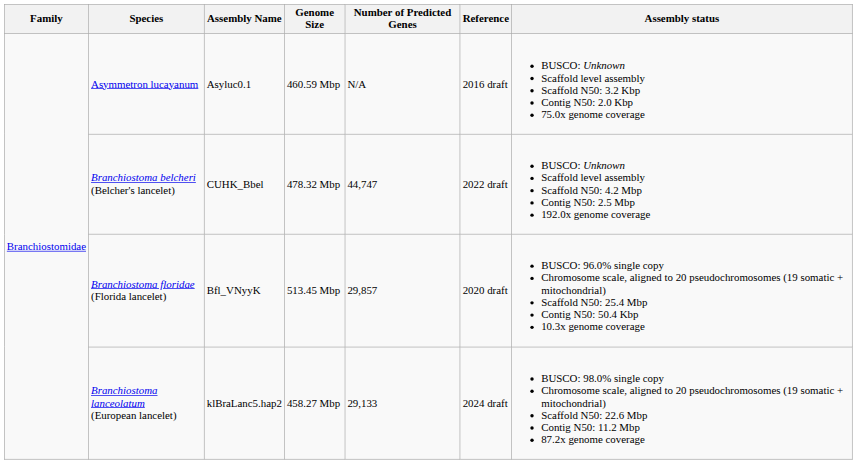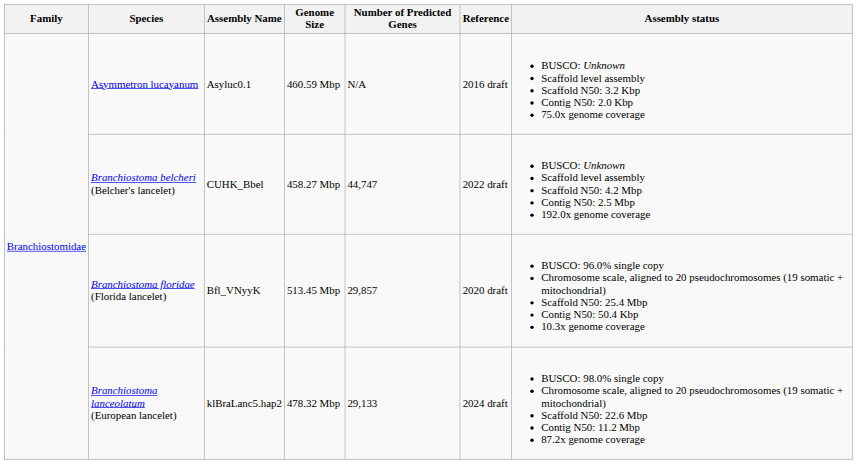(314, 184) 478.32 Mbp -> (314, 184) 458.27 Mbp
(314, 403) 458.27 Mbp -> (314, 403) 478.32 Mbp
